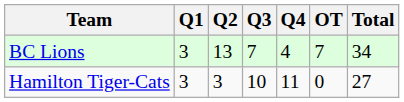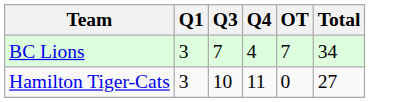- column: (225, 19)
